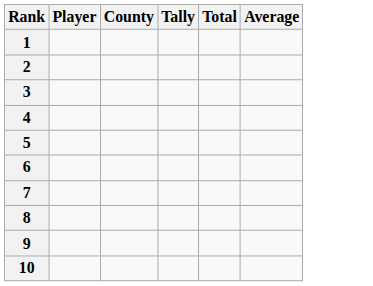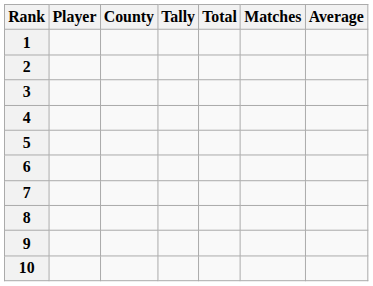+ column: (273, 17)
